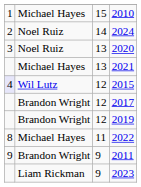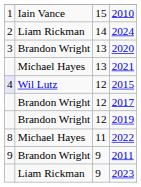(51, 13) Michael Hayes -> (41, 13) Iain Vance
(41, 31) Noel Ruiz -> (51, 31) Liam Rickman
(41, 48) Noel Ruiz -> (54, 48) Brandon Wright
